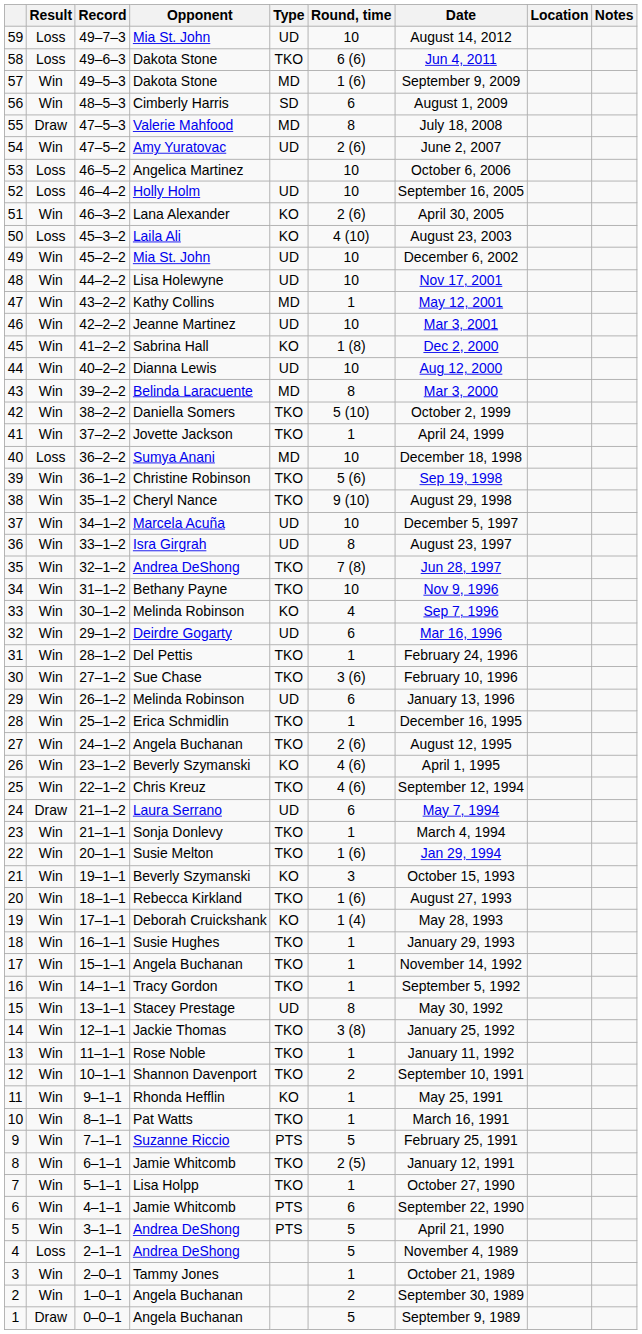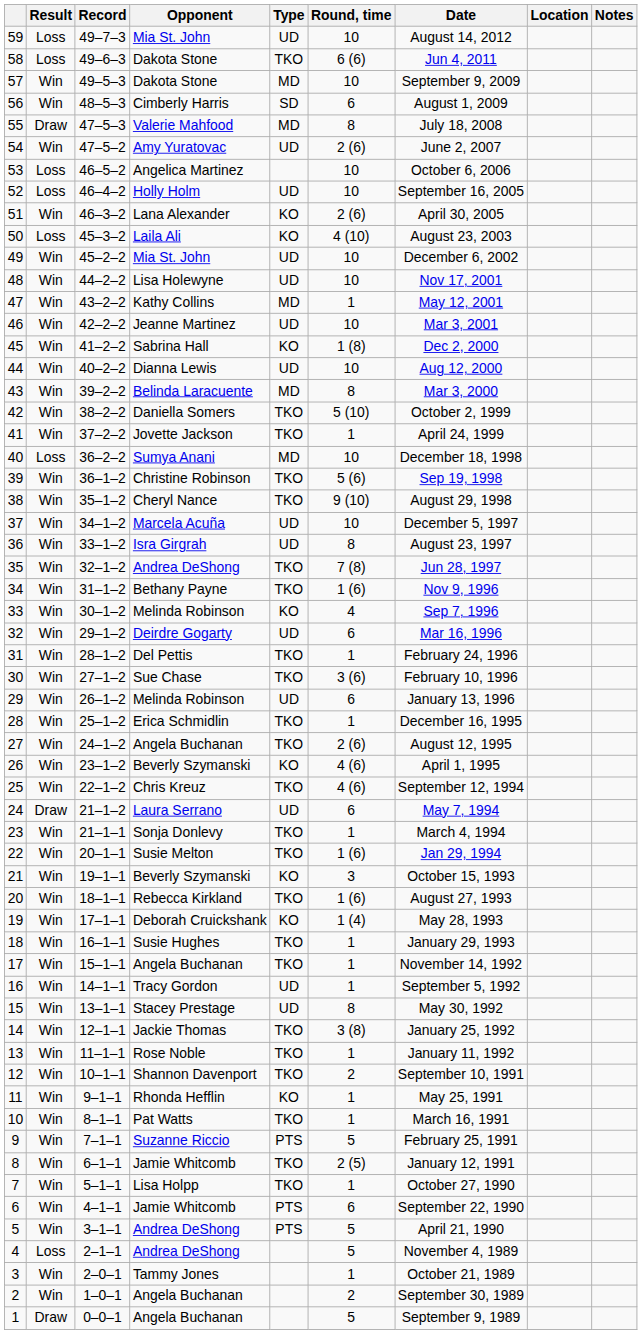(351, 81) 1 (6) -> (351, 81) 10
(351, 589) 10 -> (351, 589) 1 (6)
(289, 986) TKO -> (289, 986) UD
